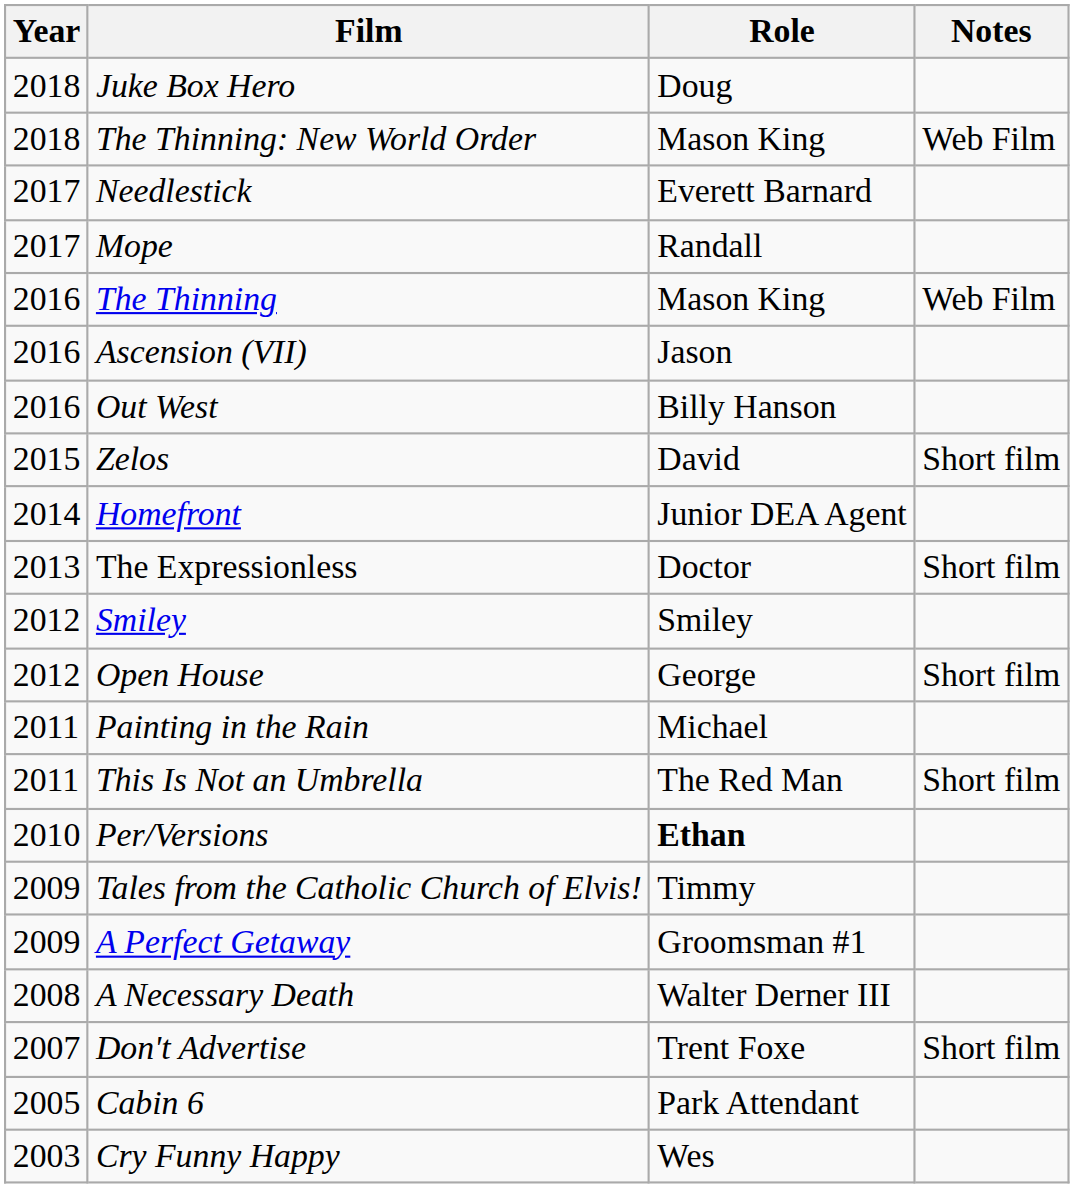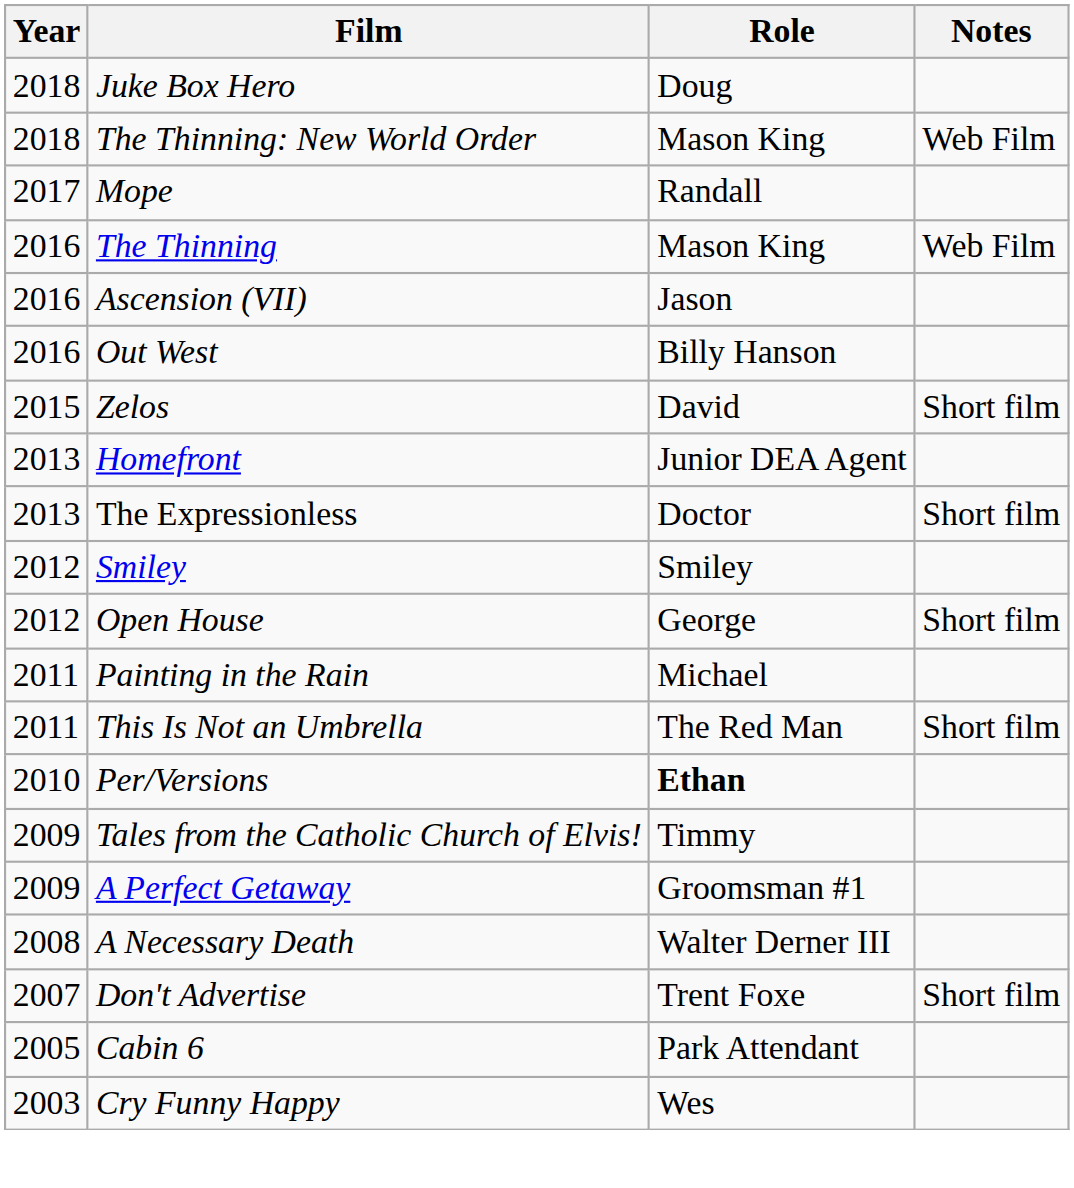- row: (174, 191)
(47, 513) 2014 -> (47, 459) 2013
